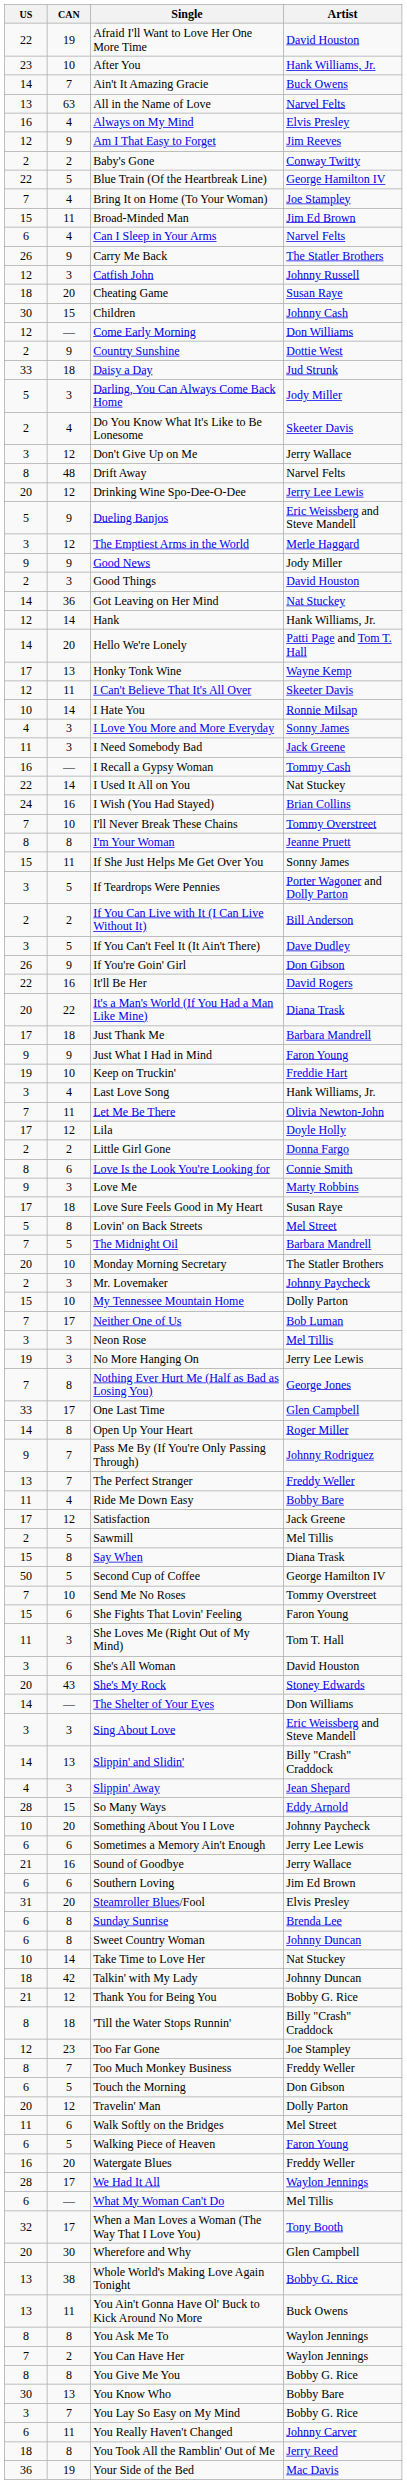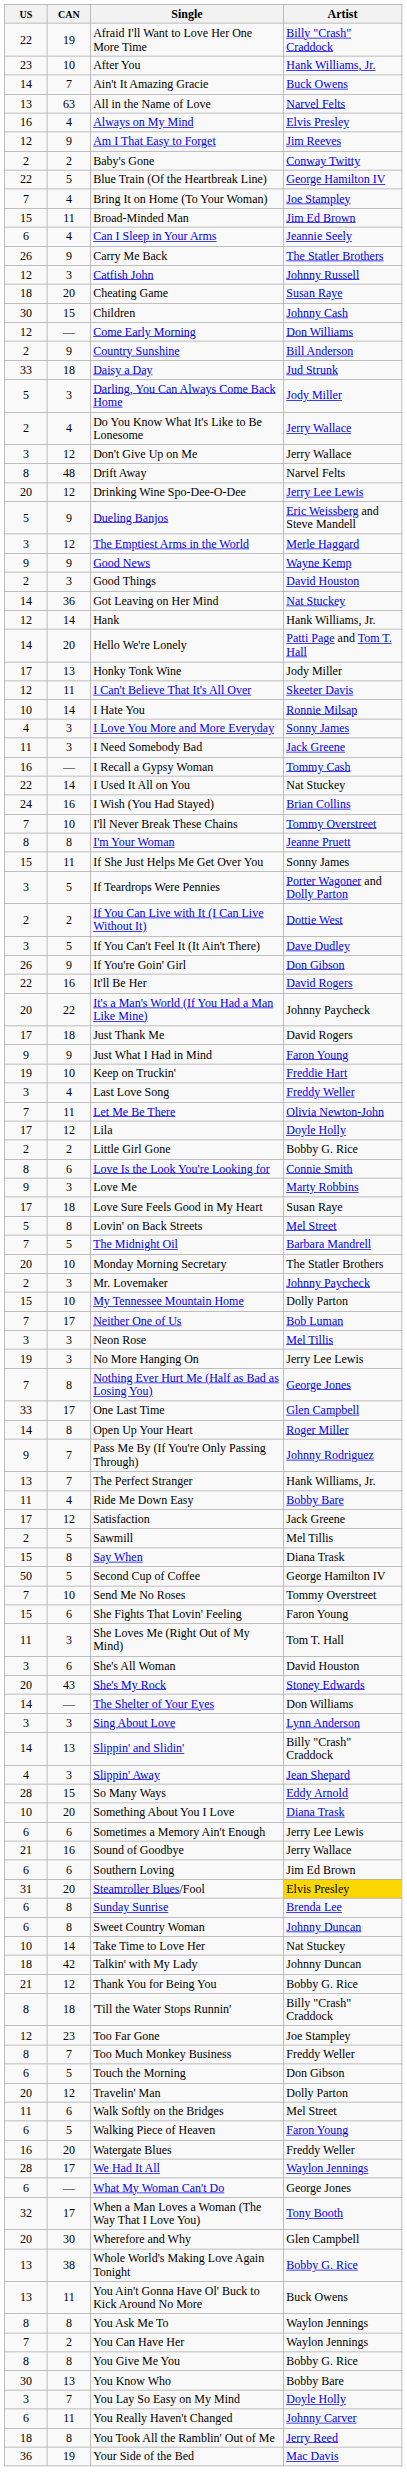(323, 39) David Houston -> (319, 39) Billy "Crash" Craddock
(316, 236) Narvel Felts -> (319, 236) Jeannie Seely
(314, 351) Dottie West -> (320, 351) Bill Anderson
(320, 428) Skeeter Davis -> (319, 428) Jerry Wallace
(314, 562) Jody Miller -> (319, 562) Wayne Kemp
(319, 671) Wayne Kemp -> (314, 671) Jody Miller
(320, 920) Bill Anderson -> (314, 920) Dottie West
(315, 1009) Diana Trask -> (328, 1009) Johnny Paycheck
(329, 1035) Barbara Mandrell -> (319, 1035) David Rogers
(331, 1092) Hank Williams, Jr. -> (320, 1092) Freddy Weller
(318, 1149) Donna Fargo -> (322, 1149) Bobby G. Rice
(320, 1481) Freddy Weller -> (331, 1481) Hank Williams, Jr.
(333, 1729) Eric Weissberg and Steve Mandell -> (323, 1723) Lynn Anderson
(328, 1826) Johnny Paycheck -> (315, 1812) Diana Trask
(318, 1902) no background -> (318, 1888) gold background
(310, 2201) Mel Tillis -> (319, 2187) George Jones
(322, 2413) Bobby G. Rice -> (316, 2399) Doyle Holly
